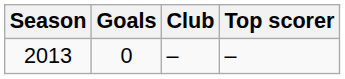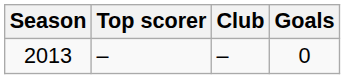columns swapped: (279, 21) <-> (126, 21)
